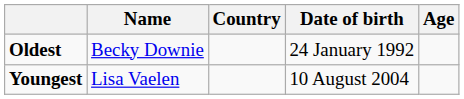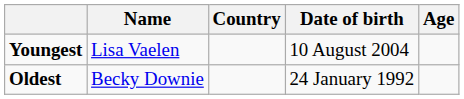rows swapped: (46, 79) <-> (35, 49)
